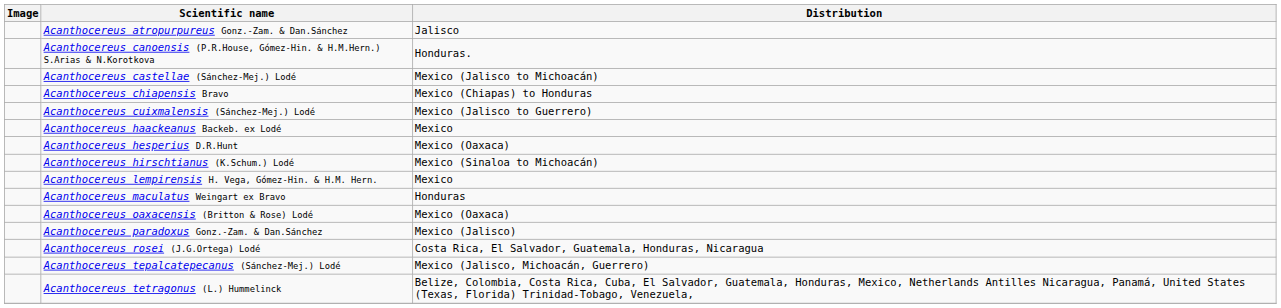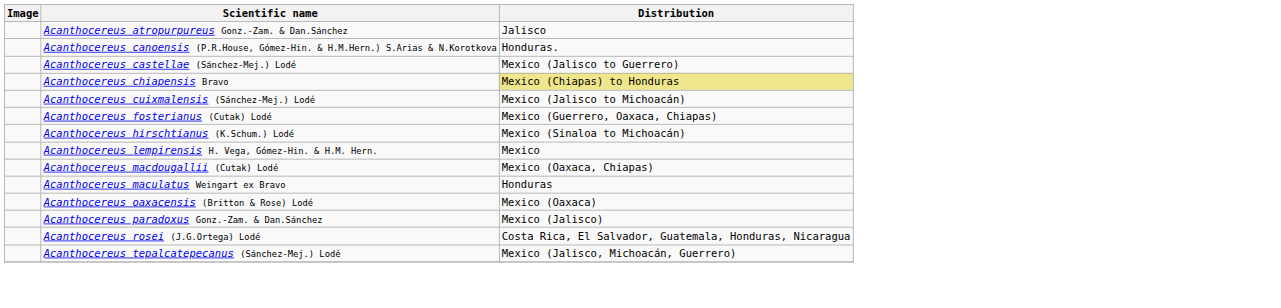(507, 77) Mexico (Jalisco to Michoacán) -> (591, 64) Mexico (Jalisco to Guerrero)
(504, 94) no background -> (591, 82) khaki background
(504, 111) Mexico (Jalisco to Guerrero) -> (594, 99) Mexico (Jalisco to Michoacán)
+ row: (158, 116)
- row: (162, 128)
- row: (141, 145)
+ row: (161, 167)
- row: (162, 289)
